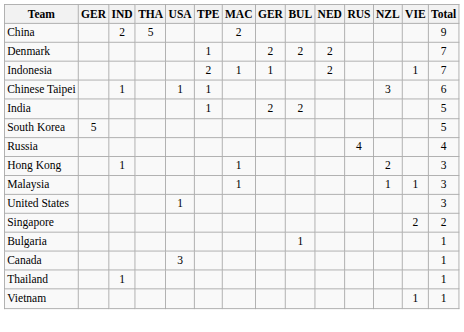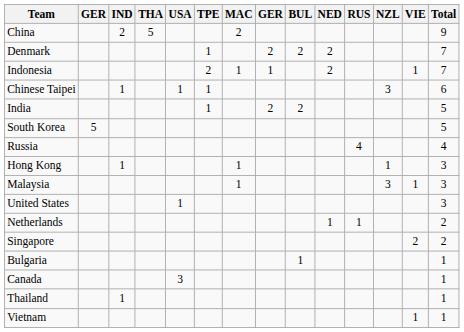(388, 165) 2 -> (388, 165) 1
(388, 184) 1 -> (388, 184) 3
+ row: (35, 222)
